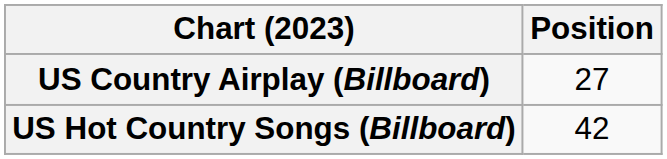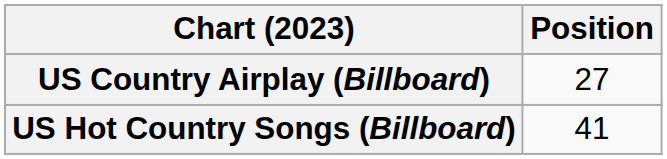(592, 128) 42 -> (592, 128) 41
